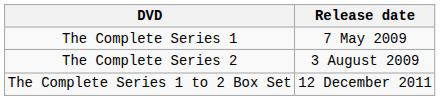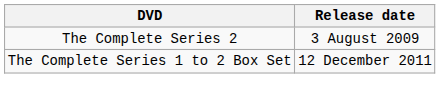- row: (150, 39)
